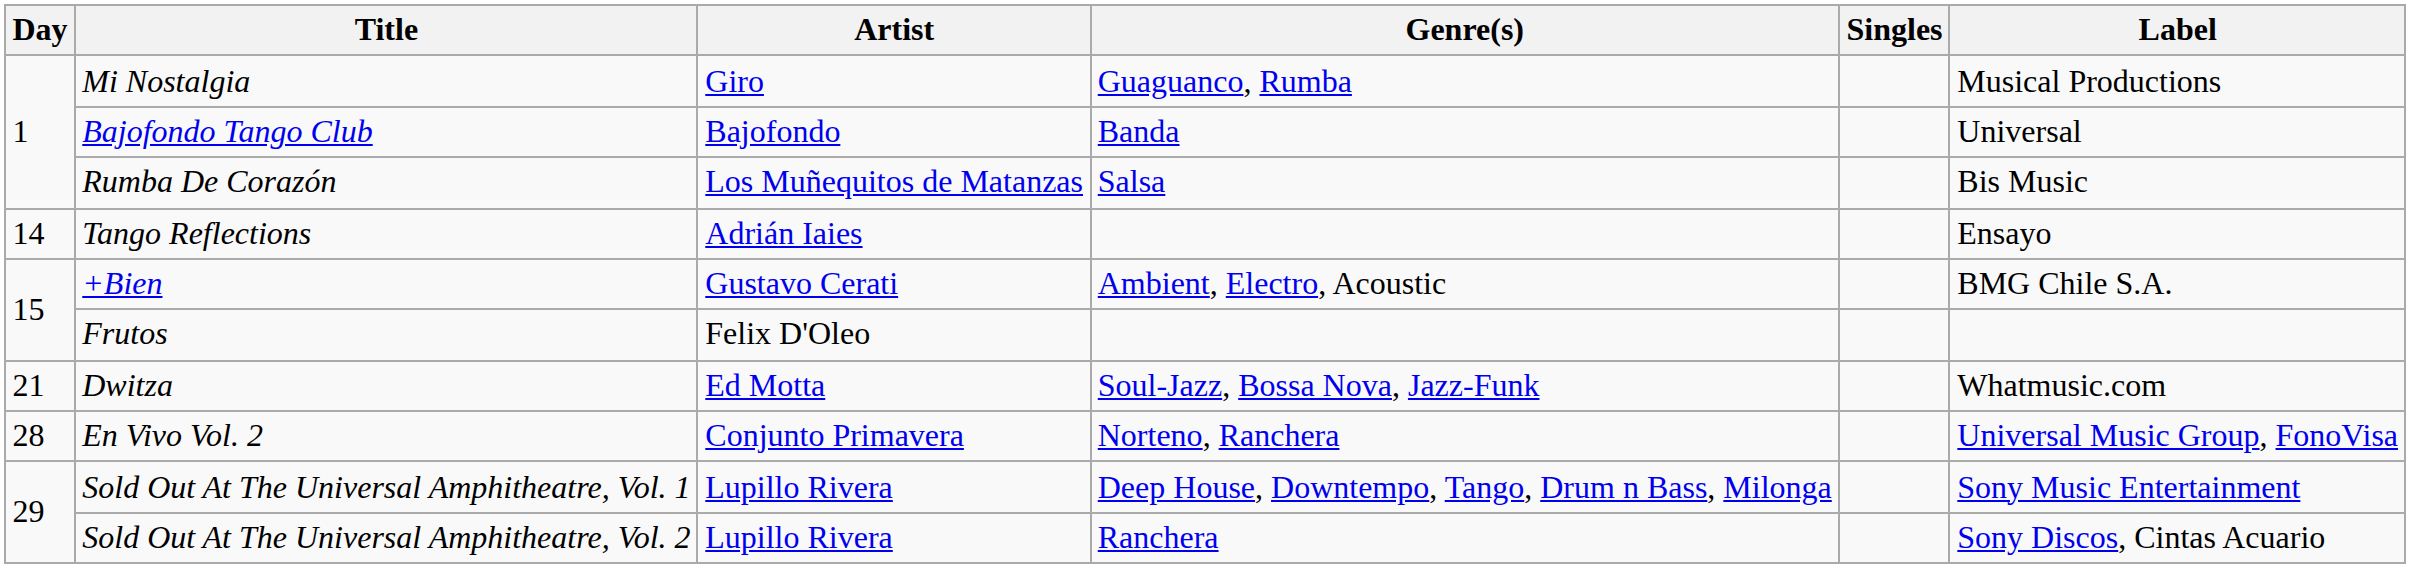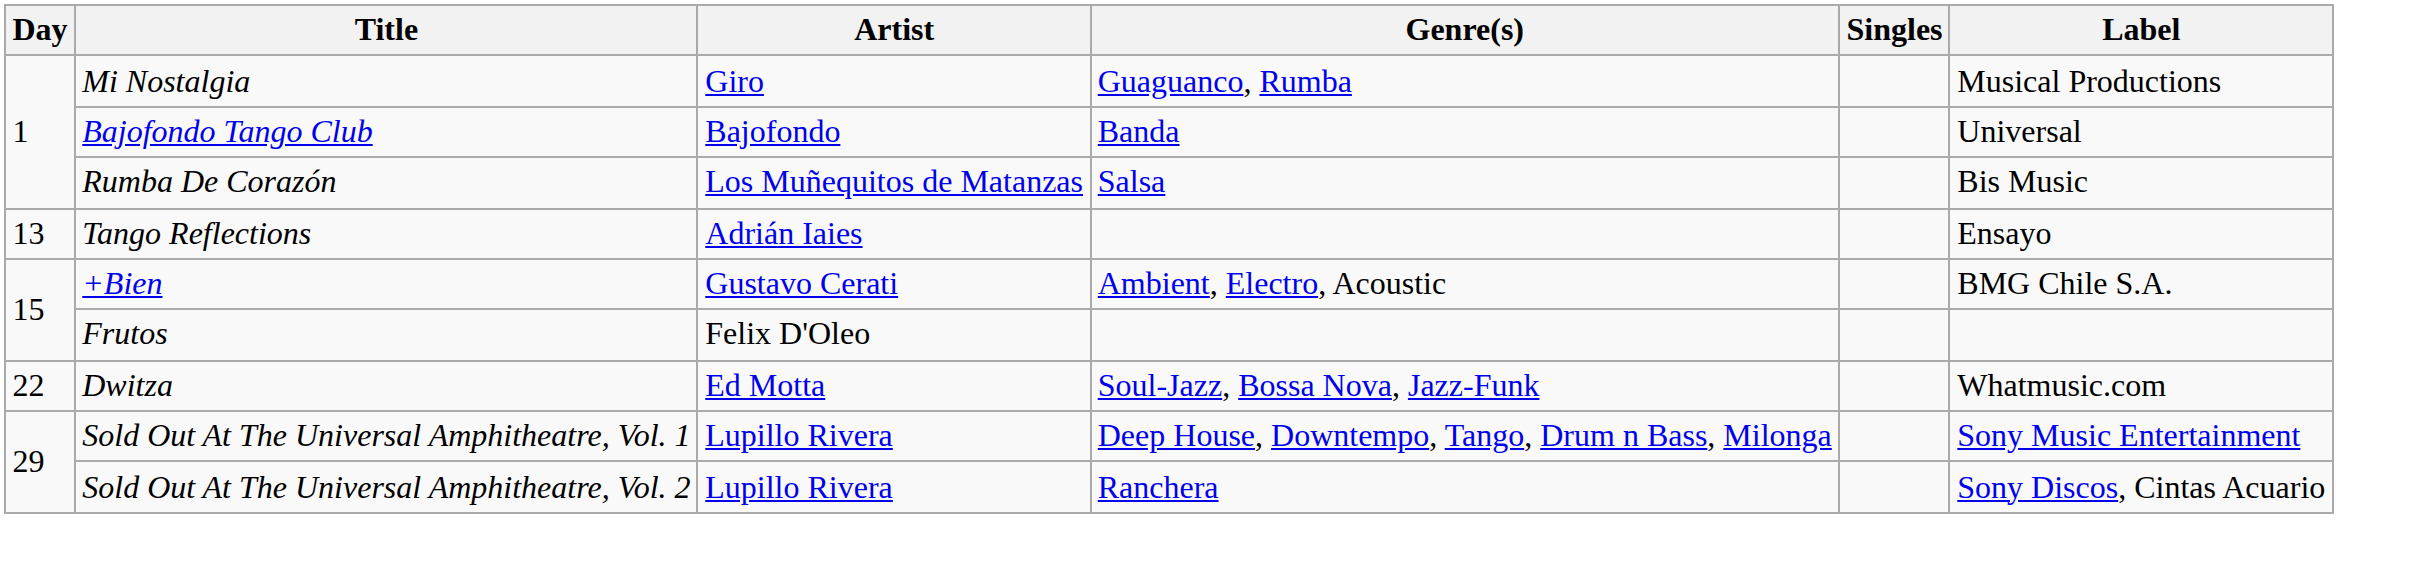(28, 232) 14 -> (28, 232) 13
(28, 385) 21 -> (28, 385) 22
- row: (173, 435)
